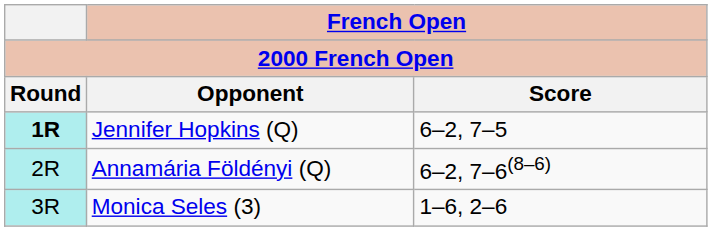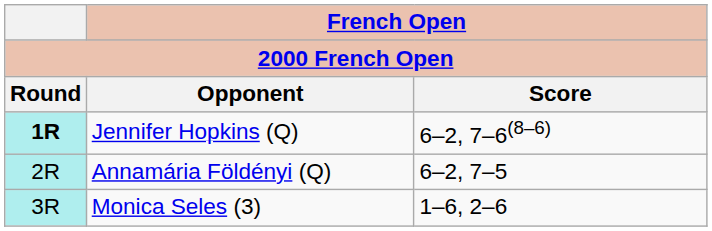(463, 129) 6–2, 7–5 -> (485, 132) 6–2, 7–6(8–6)
(485, 168) 6–2, 7–6(8–6) -> (463, 171) 6–2, 7–5
